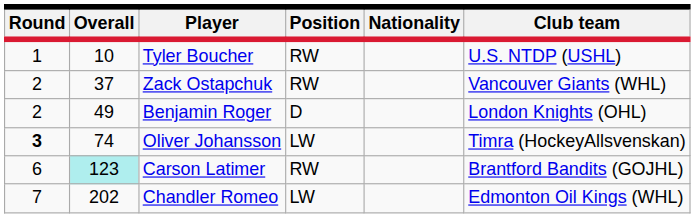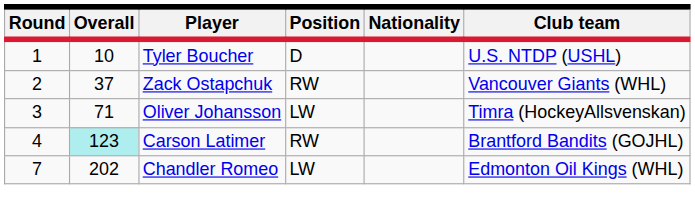(304, 56) RW -> (296, 56) D
- row: (207, 112)
(37, 141) bold -> (37, 112) normal
(104, 141) 74 -> (104, 112) 71
(37, 169) 6 -> (37, 141) 4
